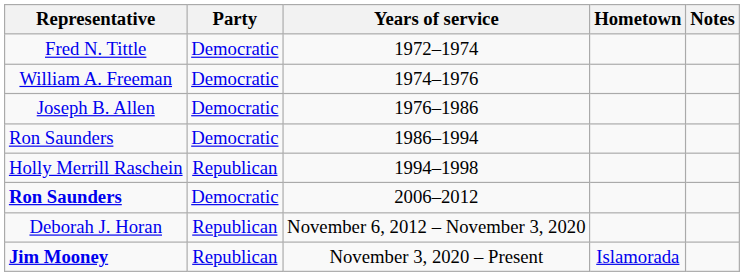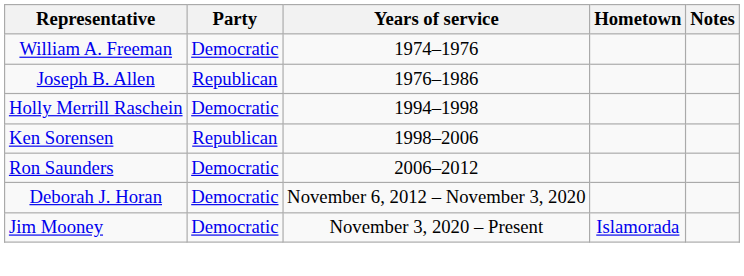- row: (436, 49)
(235, 108) Democratic -> (235, 78) Republican
- row: (436, 138)
(235, 167) Republican -> (235, 108) Democratic
+ row: (436, 138)
(65, 197) bold -> (61, 167) normal
(235, 227) Republican -> (235, 197) Democratic
(59, 256) bold -> (56, 227) normal
(235, 256) Republican -> (235, 227) Democratic
